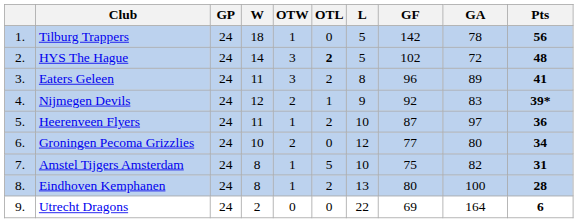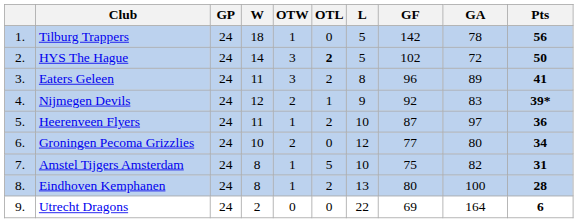(540, 57) 48 -> (540, 57) 50
